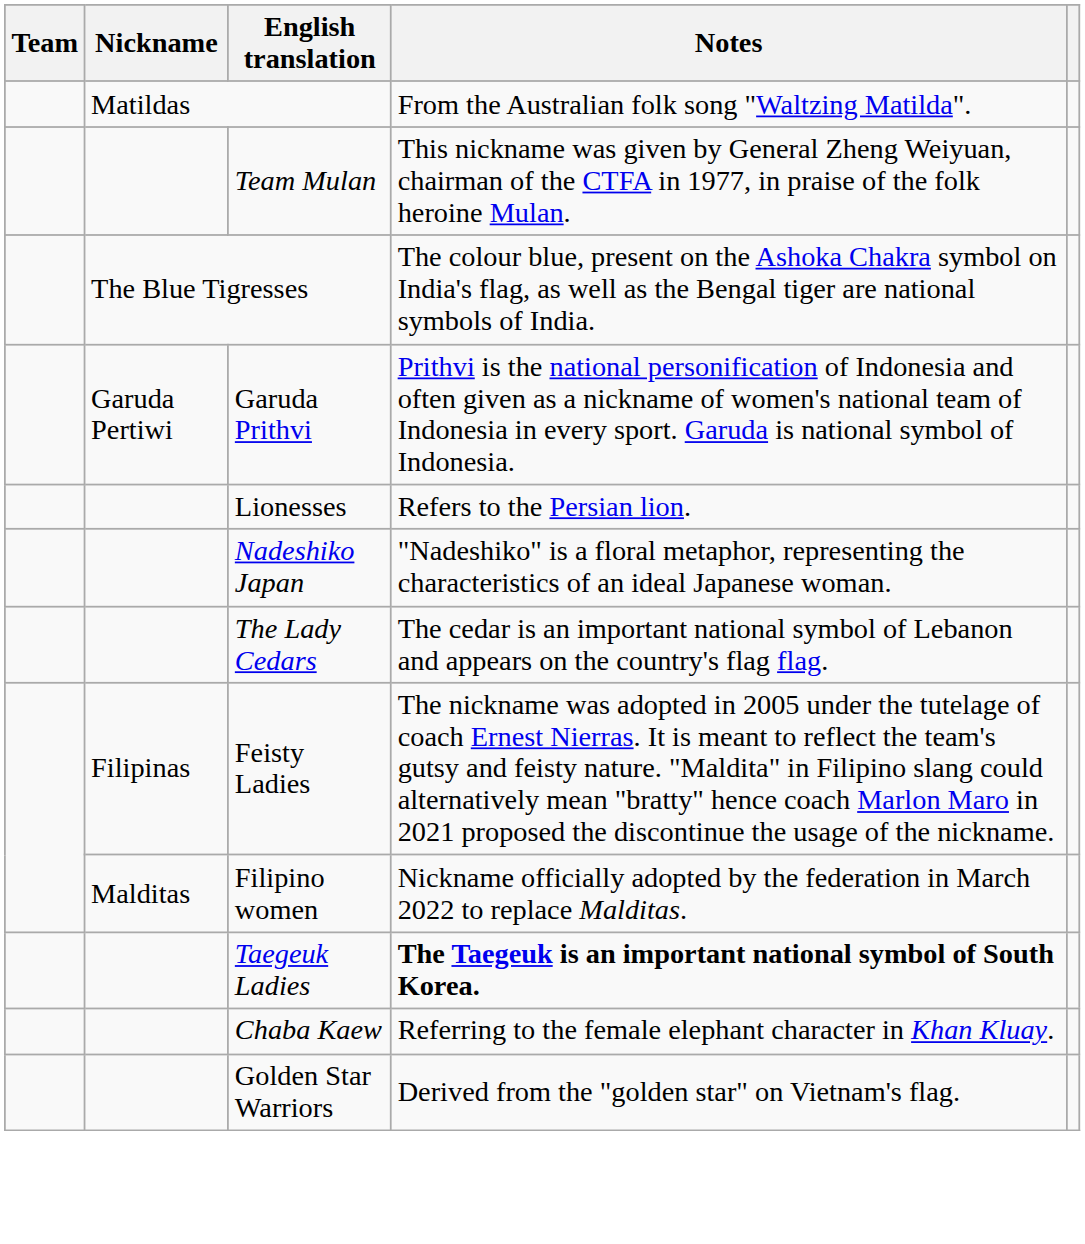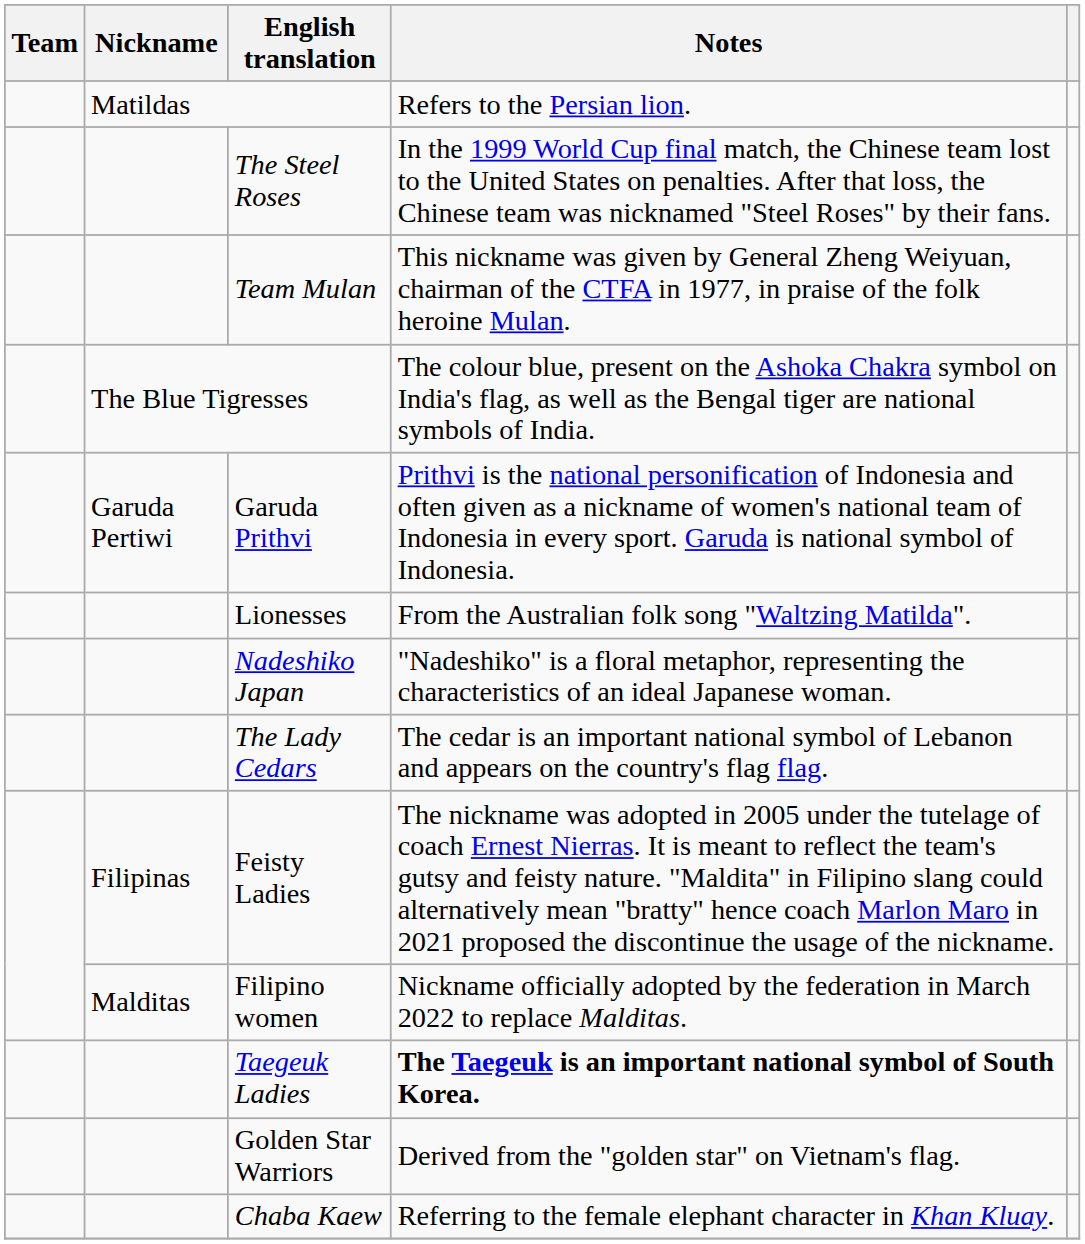(685, 103) From the Australian folk song "Waltzing Matilda". -> (544, 103) Refers to the Persian lion.
+ row: (287, 180)
(544, 506) Refers to the Persian lion. -> (685, 615) From the Australian folk song "Waltzing Matilda".
rows swapped: (308, 1030) <-> (303, 1091)
